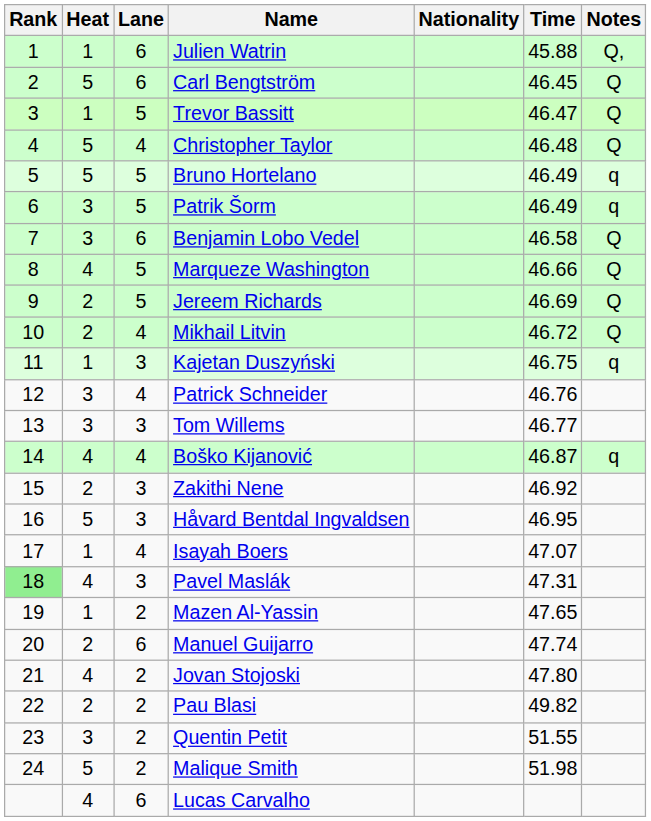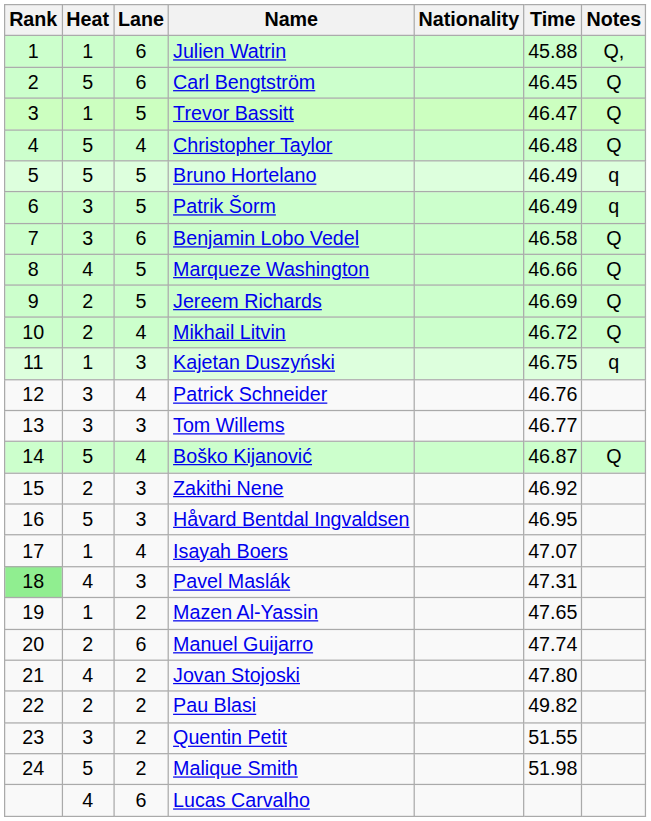(88, 457) 4 -> (88, 457) 5
(614, 457) q -> (614, 457) Q
